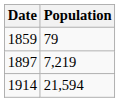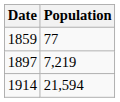(51, 39) 79 -> (51, 39) 77
